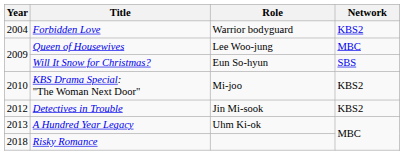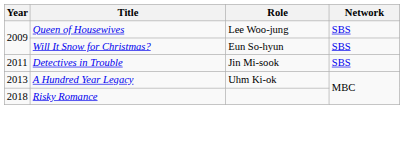- row: (67, 29)
(349, 46) MBC -> (341, 29) SBS
- row: (87, 85)
(17, 108) 2012 -> (17, 63) 2011
(350, 108) KBS2 -> (341, 63) SBS
